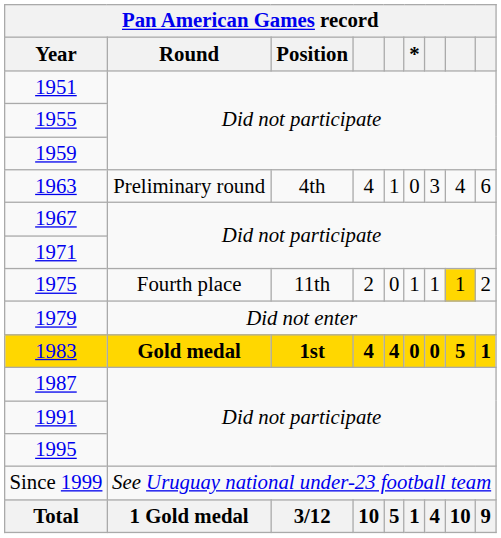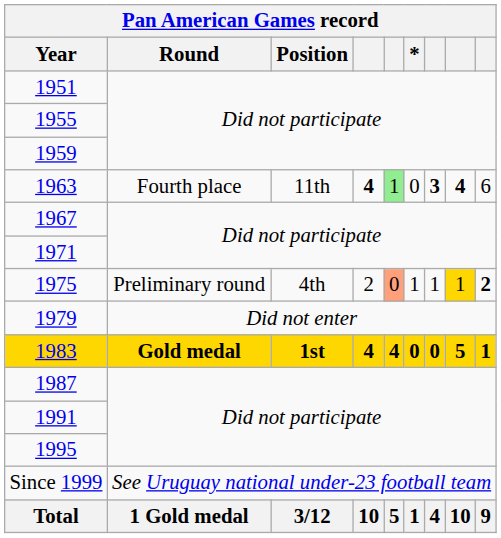(189, 185) Preliminary round -> (189, 185) Fourth place
(312, 185) 4th -> (312, 185) 11th
(369, 185) normal -> (369, 185) bold
(394, 185) no background -> (394, 185) lightgreen background
(435, 185) normal -> (435, 185) bold
(460, 185) normal -> (460, 185) bold
(189, 284) Fourth place -> (189, 284) Preliminary round
(312, 284) 11th -> (312, 284) 4th
(394, 284) no background -> (394, 284) lightsalmon background
(486, 284) normal -> (486, 284) bold
